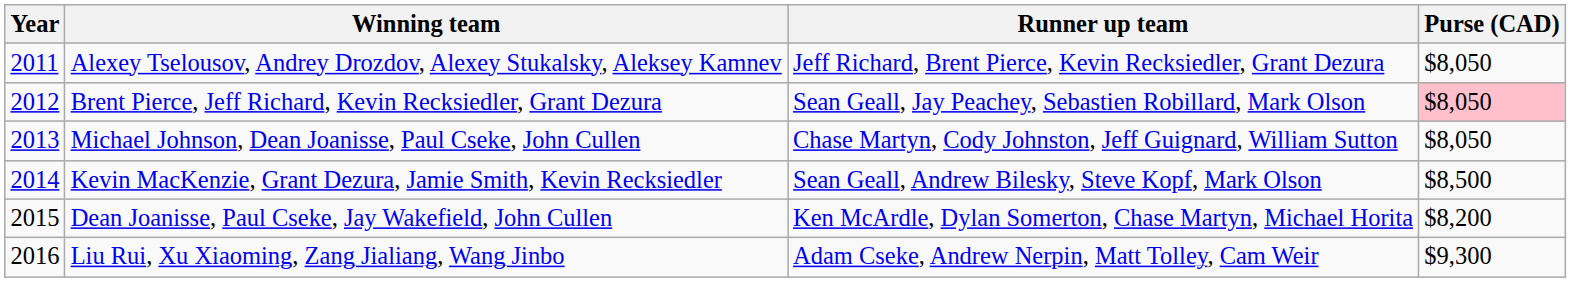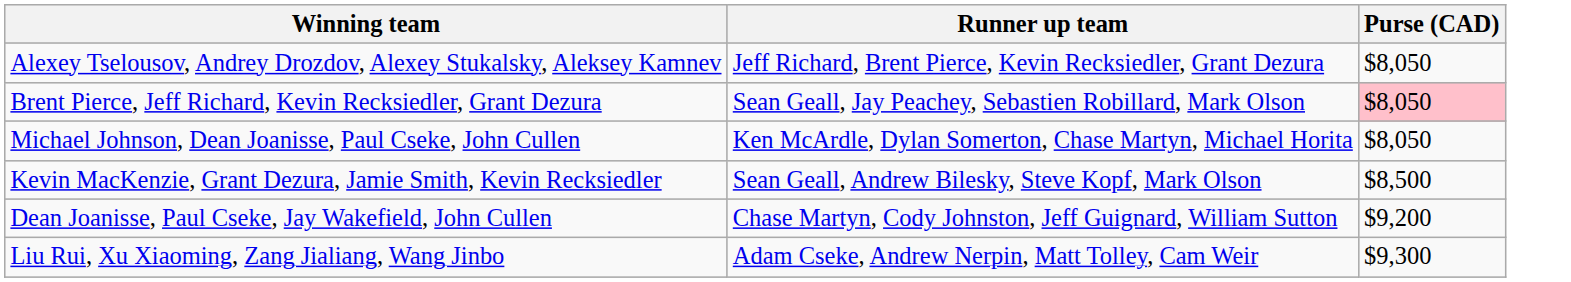- column: (35, 23)
(1095, 140) Chase Martyn, Cody Johnston, Jeff Guignard, William Sutton -> (1043, 140) Ken McArdle, Dylan Somerton, Chase Martyn, Michael Horita
(1103, 218) Ken McArdle, Dylan Somerton, Chase Martyn, Michael Horita -> (1035, 218) Chase Martyn, Cody Johnston, Jeff Guignard, William Sutton
(1458, 218) $8,200 -> (1398, 218) $9,200
